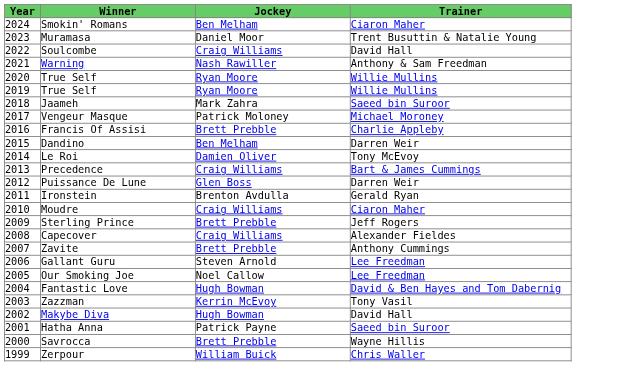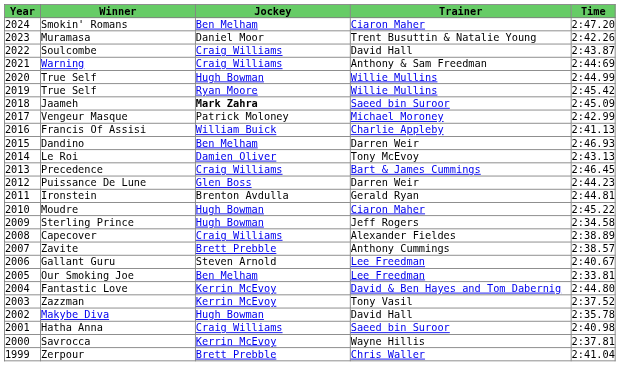+ column: (593, 11)
(236, 64) Nash Rawiller -> (239, 64) Craig Williams
(227, 77) Ryan Moore -> (230, 77) Hugh Bowman
(227, 103) normal -> (227, 103) bold
(236, 130) Brett Prebble -> (236, 130) William Buick
(239, 209) Craig Williams -> (230, 209) Hugh Bowman
(236, 222) Brett Prebble -> (230, 222) Hugh Bowman
(230, 275) Noel Callow -> (227, 275) Ben Melham
(230, 288) Hugh Bowman -> (236, 288) Kerrin McEvoy
(236, 328) Patrick Payne -> (239, 328) Craig Williams
(236, 341) Brett Prebble -> (236, 341) Kerrin McEvoy
(236, 354) William Buick -> (236, 354) Brett Prebble
